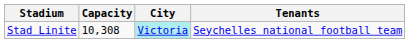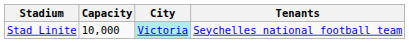(101, 30) 10,308 -> (101, 30) 10,000
